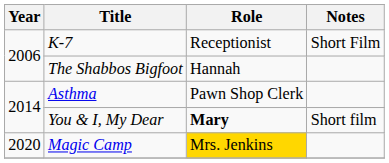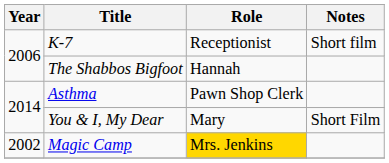(345, 42) Short Film -> (344, 42) Short film
(209, 119) bold -> (208, 119) normal
(344, 119) Short film -> (345, 119) Short Film
(24, 145) 2020 -> (24, 145) 2002
